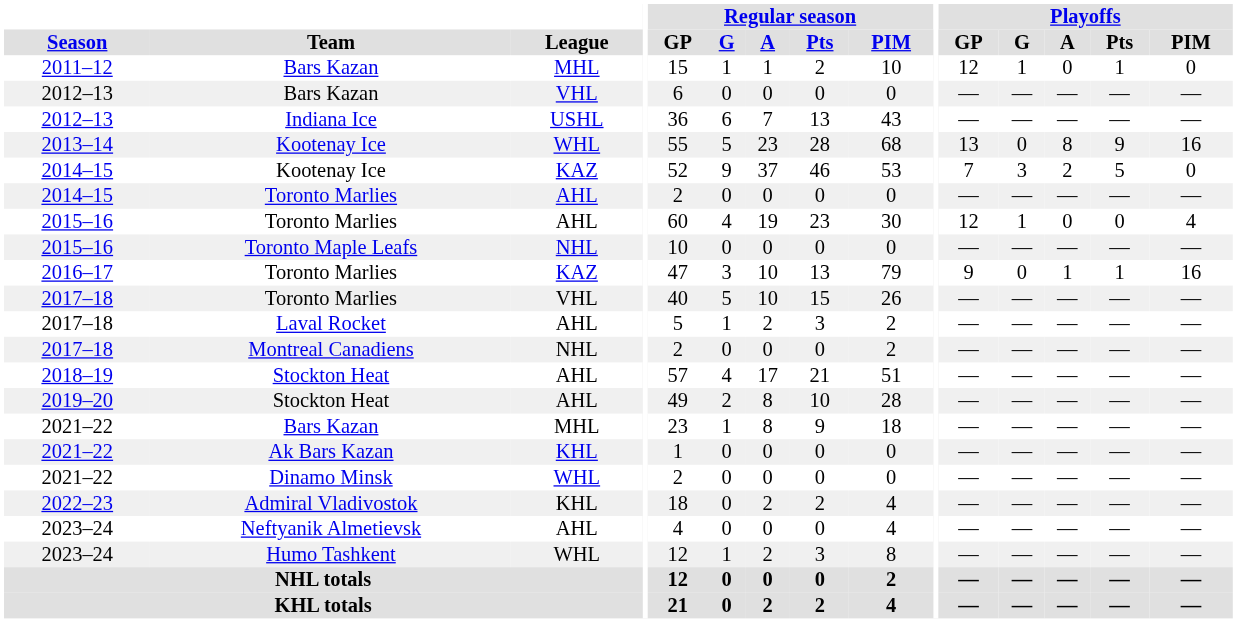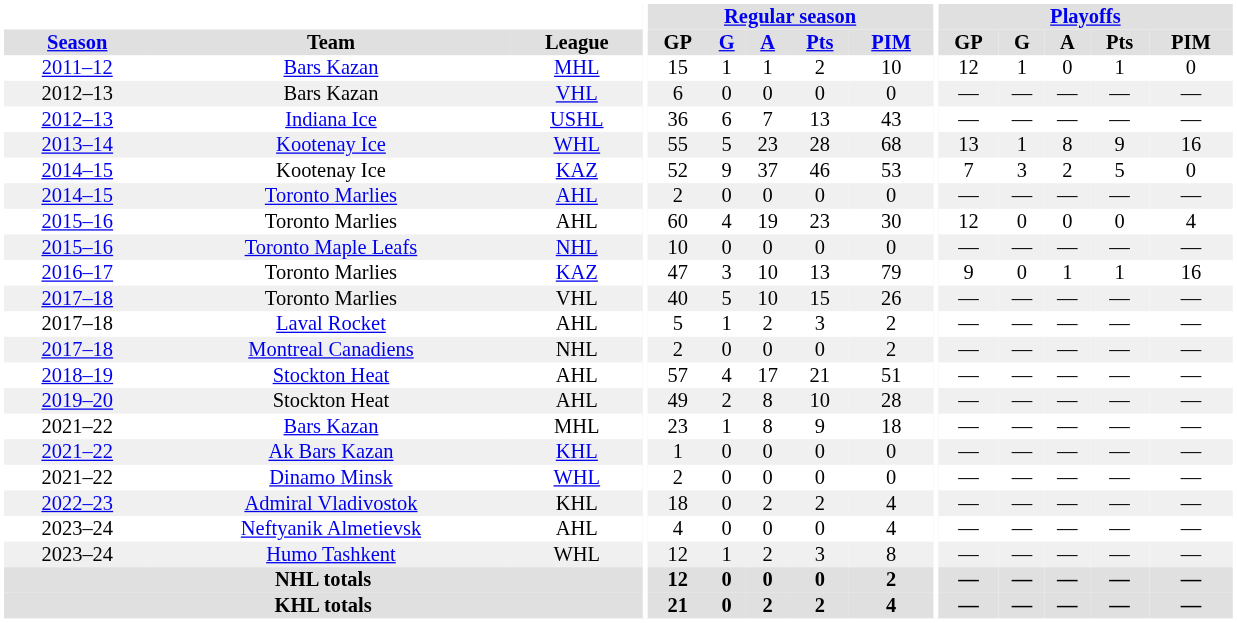(1022, 144) 0 -> (1022, 144) 1
(1022, 221) 1 -> (1022, 221) 0
